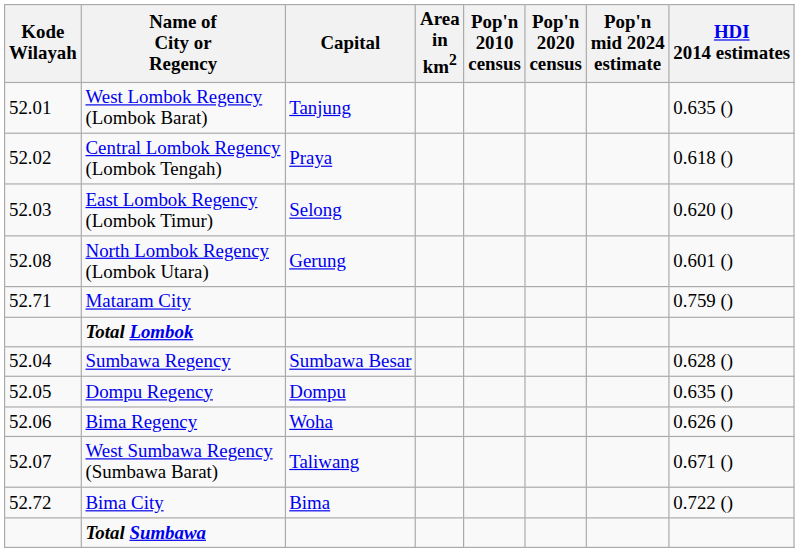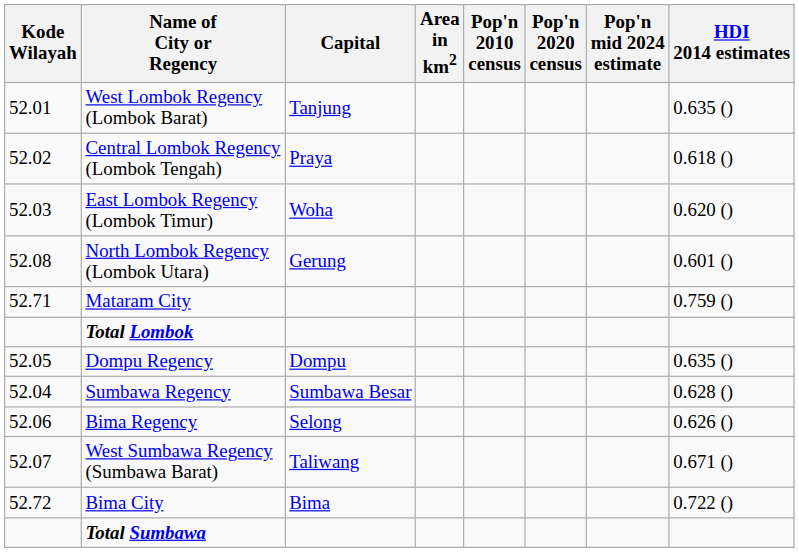(315, 209) Selong -> (311, 209) Woha
rows swapped: (158, 361) <-> (149, 391)
(311, 421) Woha -> (315, 421) Selong
